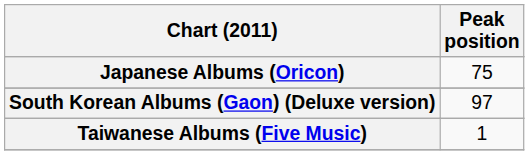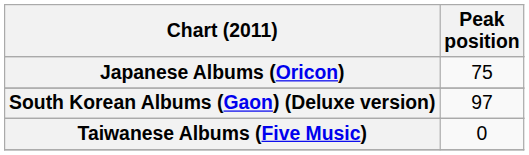(482, 133) 1 -> (482, 133) 0
